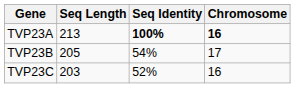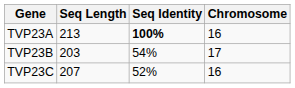(215, 33) bold -> (215, 33) normal
(70, 53) 205 -> (70, 53) 203
(70, 72) 203 -> (70, 72) 207
